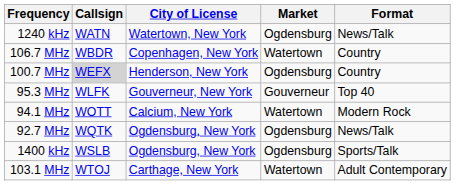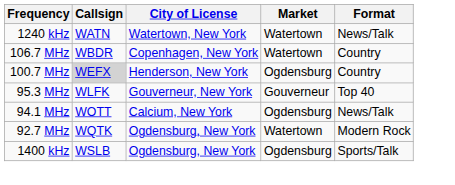(298, 33) Ogdensburg -> (293, 33) Watertown
(293, 111) Watertown -> (298, 111) Ogdensburg
(374, 111) Modern Rock -> (366, 111) News/Talk
(298, 131) Ogdensburg -> (293, 131) Watertown
(366, 131) News/Talk -> (374, 131) Modern Rock
- row: (40, 170)
